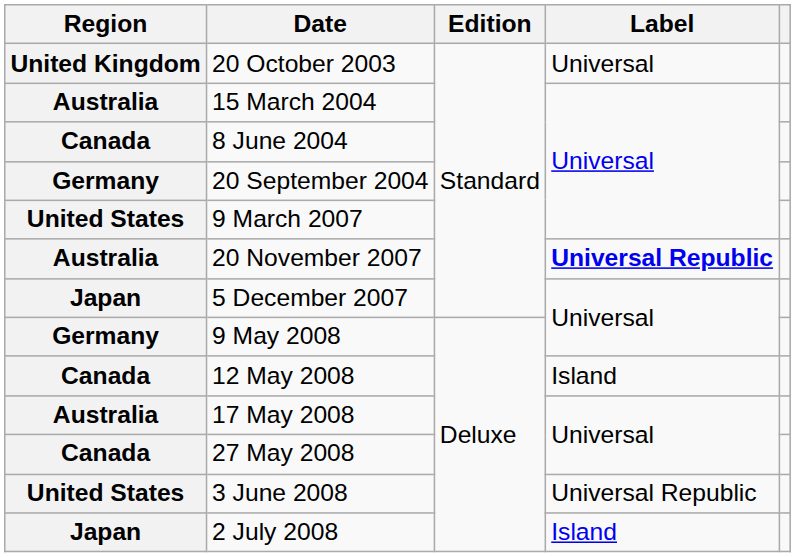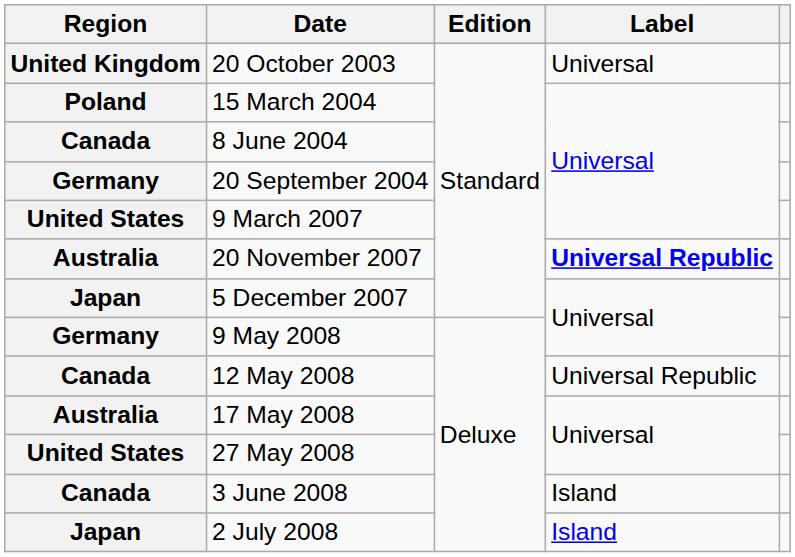(106, 102) Australia -> (106, 102) Poland
(584, 375) Island -> (654, 375) Universal Republic
(106, 453) Canada -> (106, 453) United States
(106, 492) United States -> (106, 492) Canada
(654, 492) Universal Republic -> (584, 492) Island
